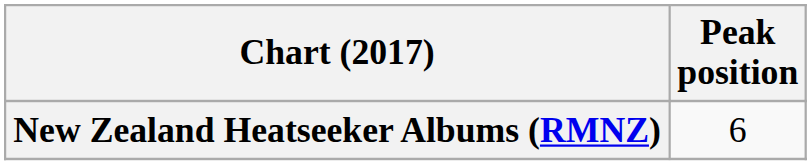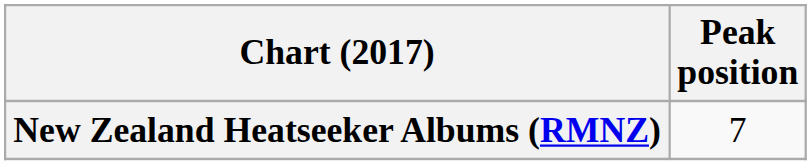(738, 129) 6 -> (738, 129) 7
